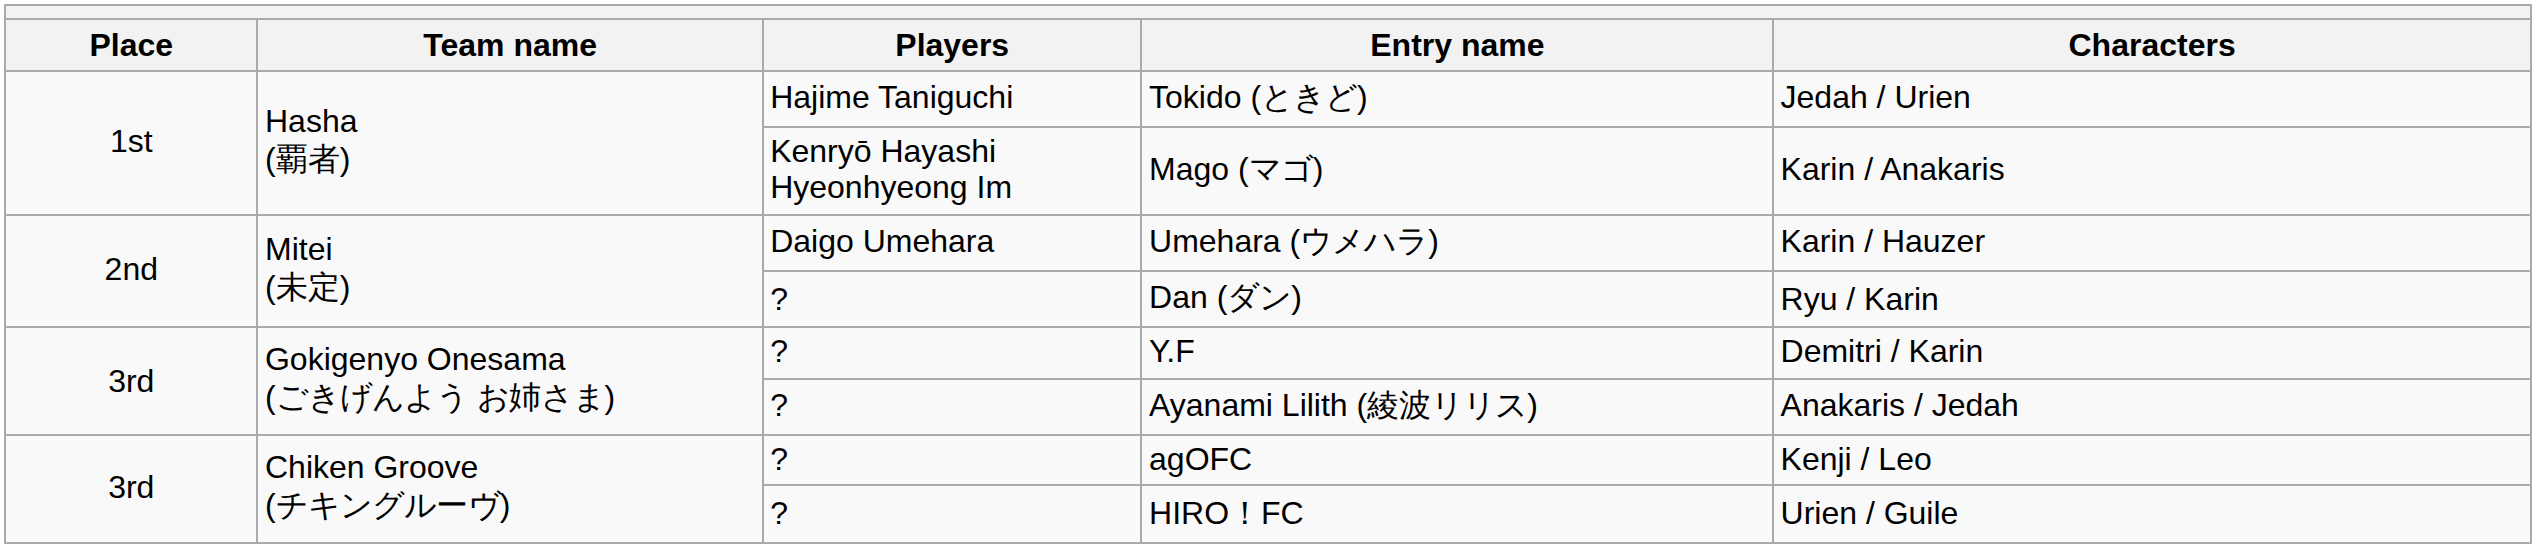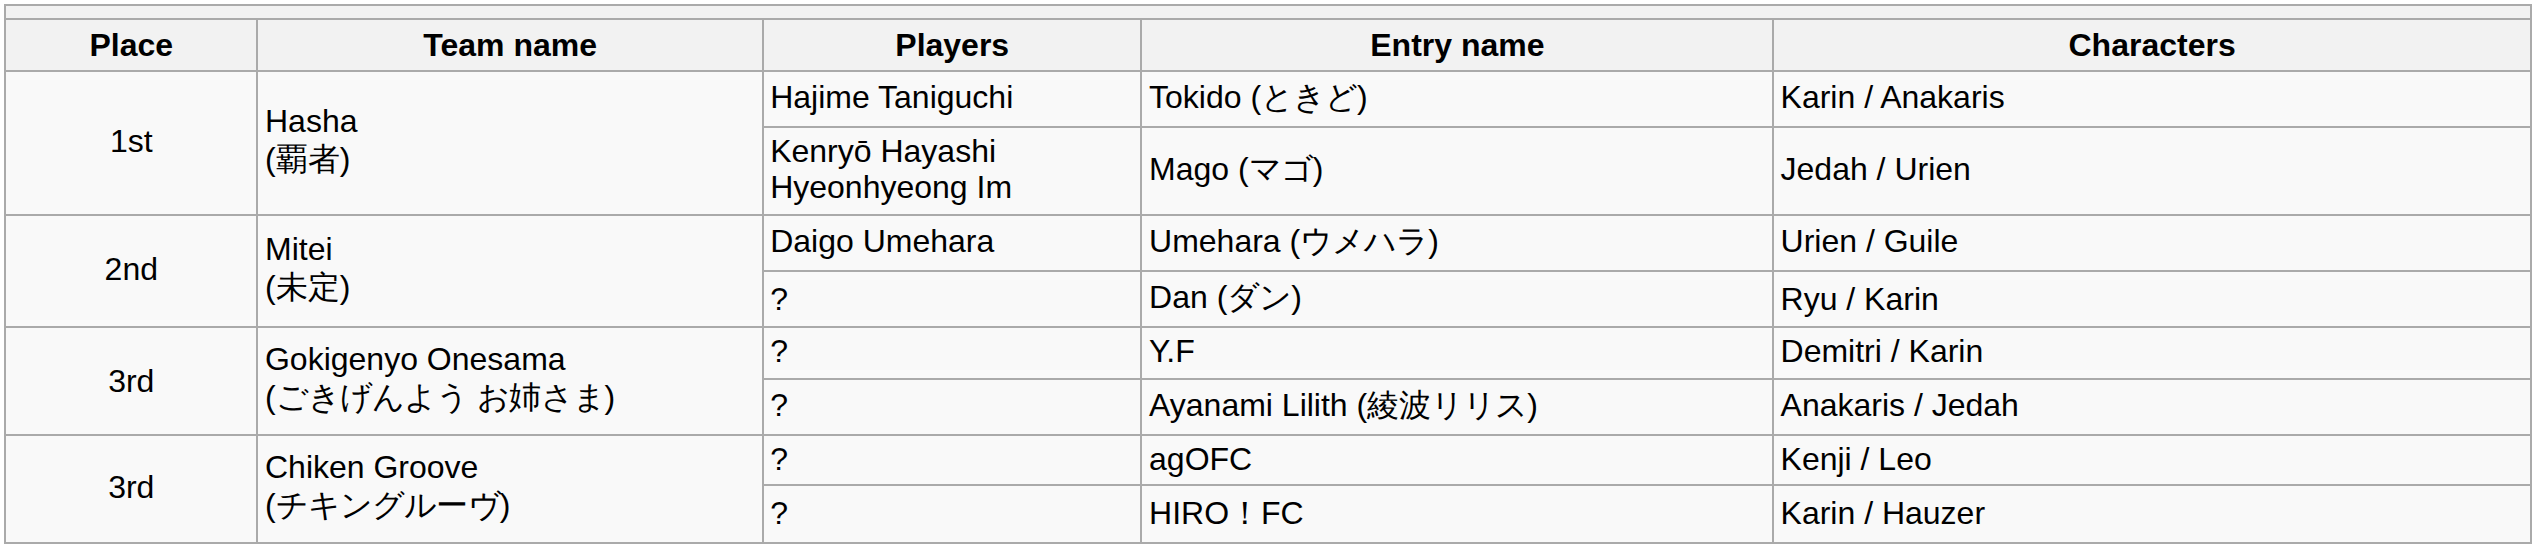(1876, 98) Jedah / Urien -> (1893, 98) Karin / Anakaris
(1893, 170) Karin / Anakaris -> (1876, 170) Jedah / Urien
(1883, 241) Karin / Hauzer -> (1869, 241) Urien / Guile
(1869, 513) Urien / Guile -> (1883, 513) Karin / Hauzer
